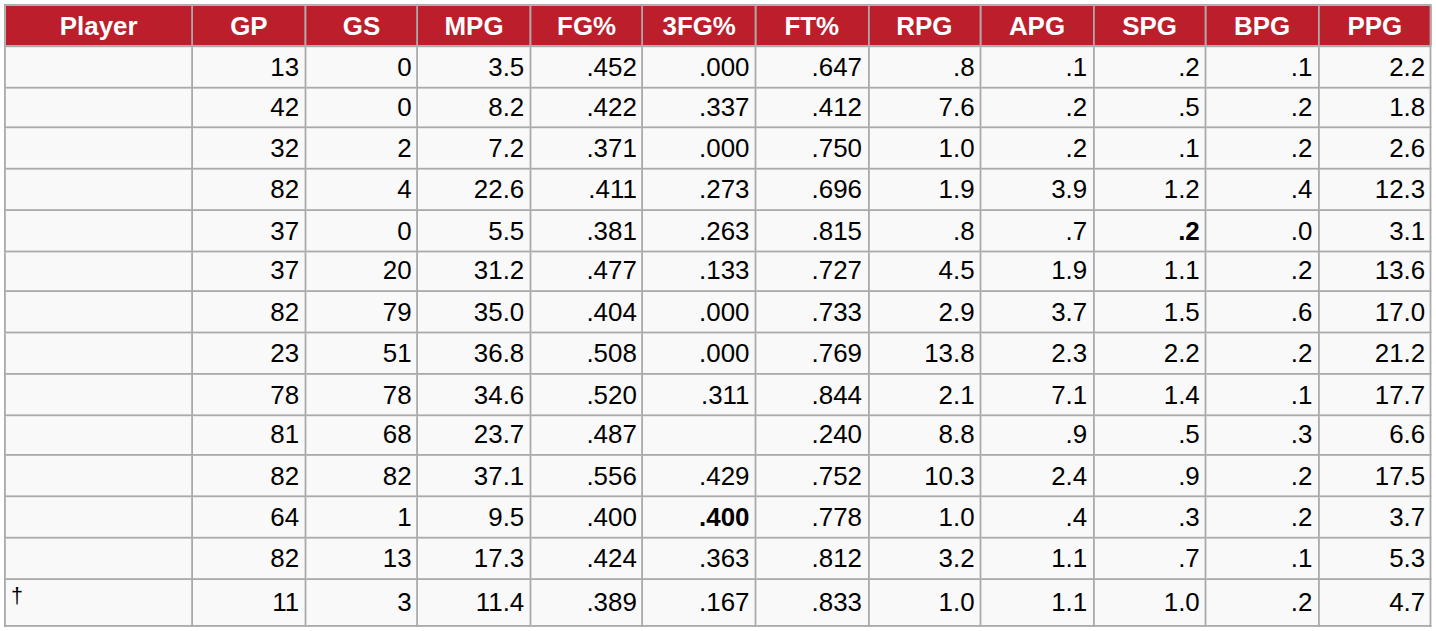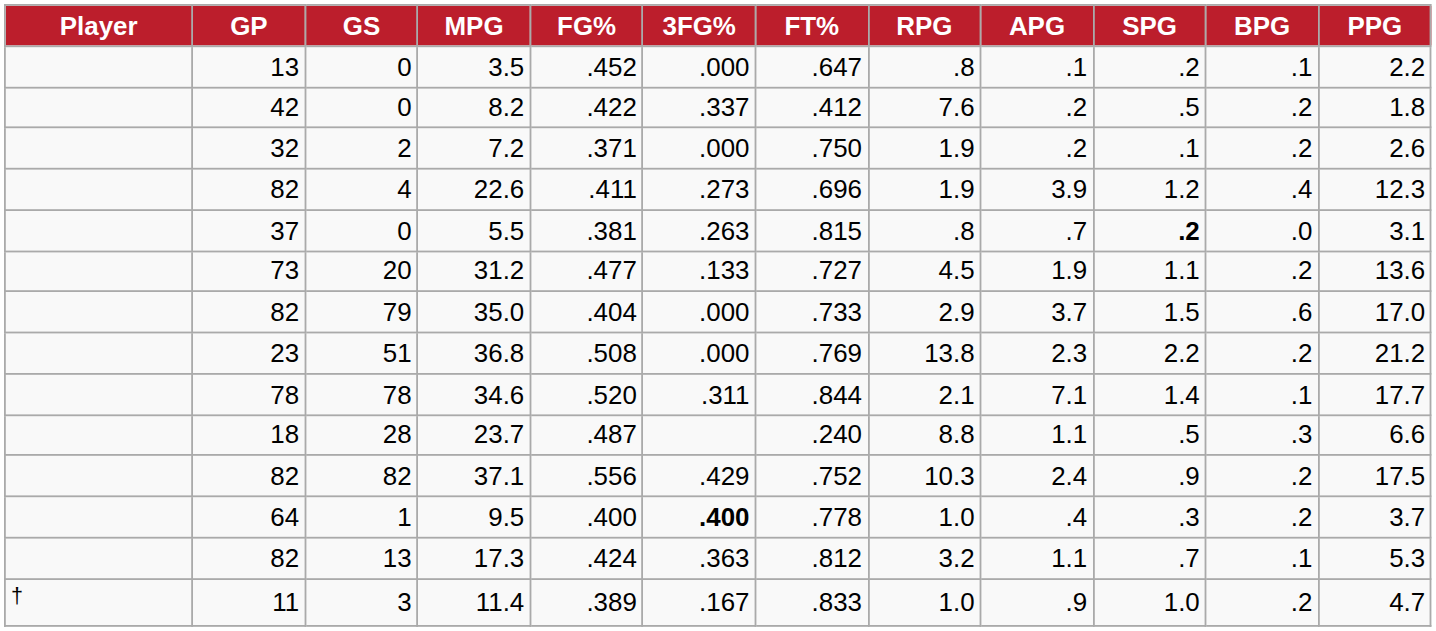(957, 149) 1.0 -> (957, 149) 1.9
(285, 271) 37 -> (285, 271) 73
(285, 435) 81 -> (285, 435) 18
(397, 435) 68 -> (397, 435) 28
(1076, 435) .9 -> (1069, 435) 1.1
(1069, 602) 1.1 -> (1076, 602) .9
